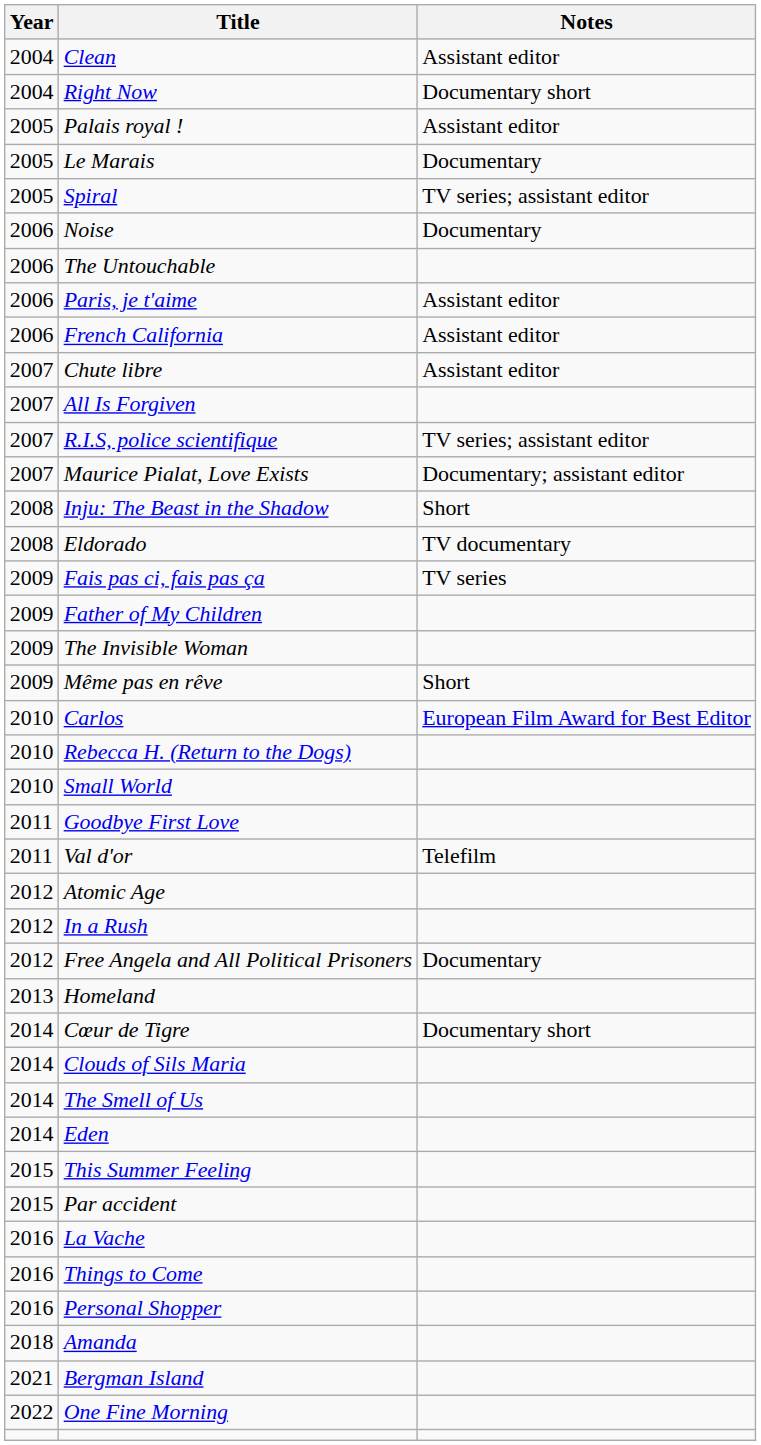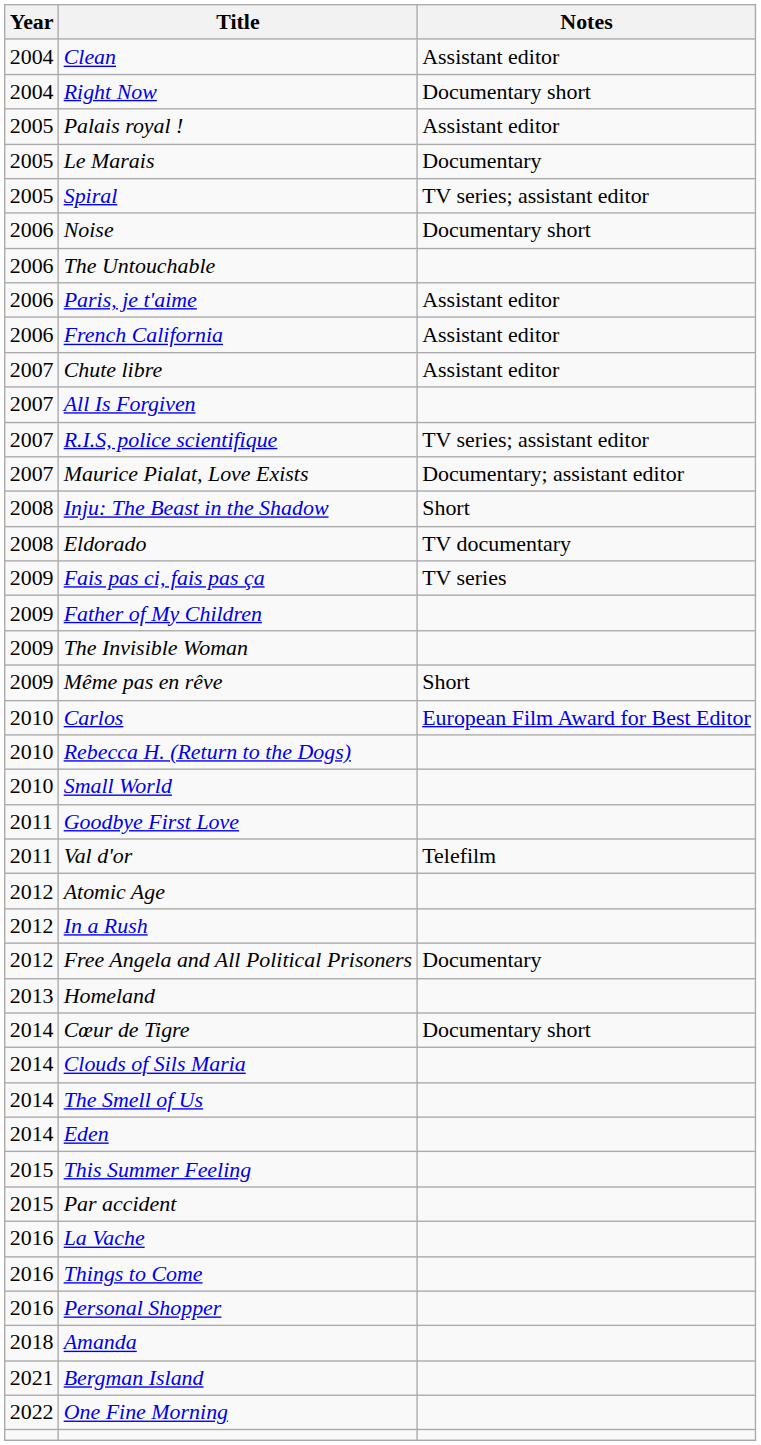(482, 230) Documentary -> (507, 230) Documentary short
